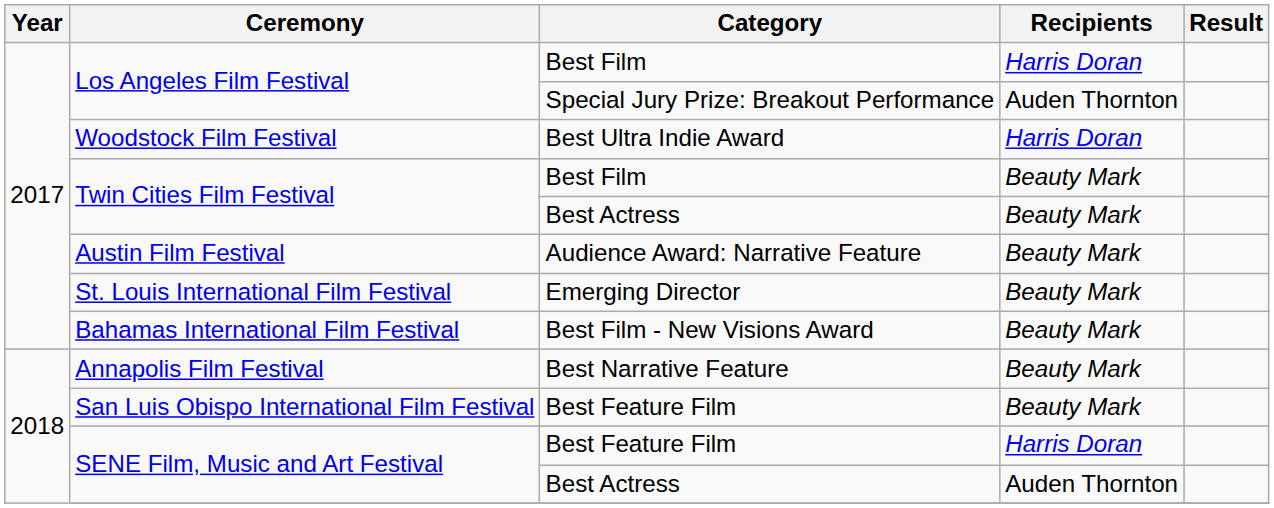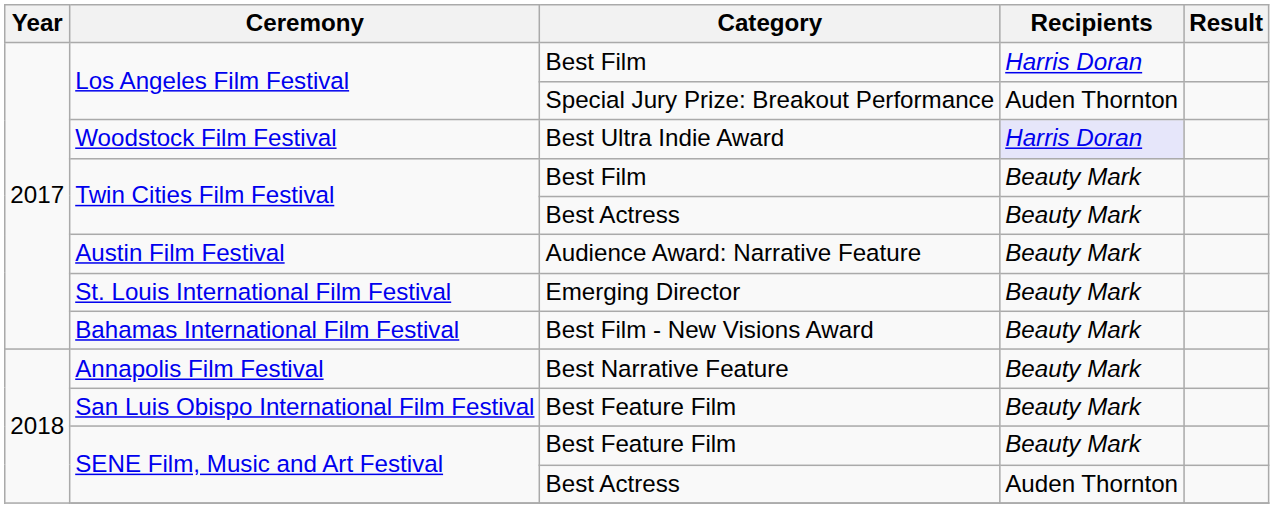(1074, 138) no background -> (1074, 138) lavender background
(1074, 445) Harris Doran -> (1073, 445) Beauty Mark
